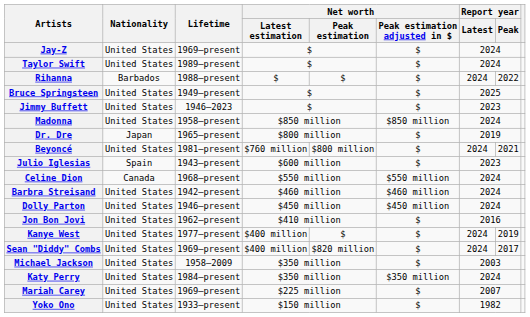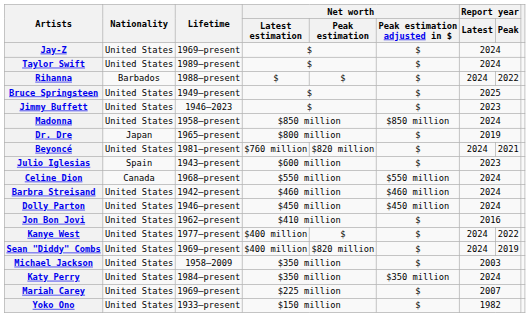(343, 149) $800 million -> (343, 149) $820 million
(508, 234) 2019 -> (508, 234) 2022
(508, 249) 2017 -> (508, 249) 2019
